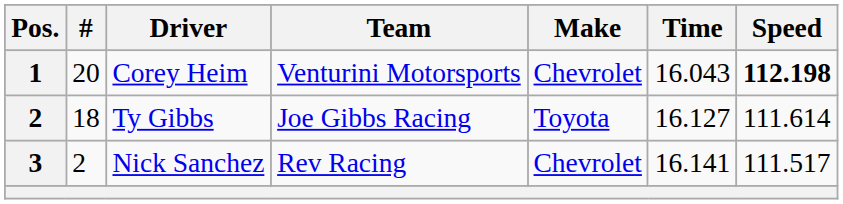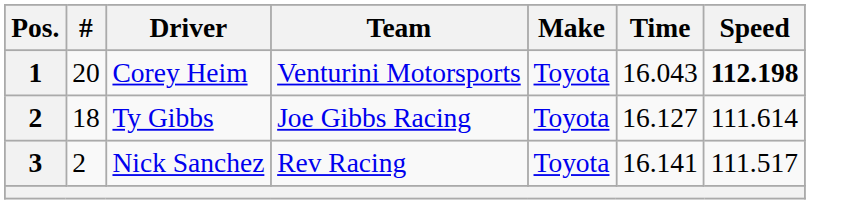(588, 72) Chevrolet -> (571, 72) Toyota
(588, 163) Chevrolet -> (571, 163) Toyota
